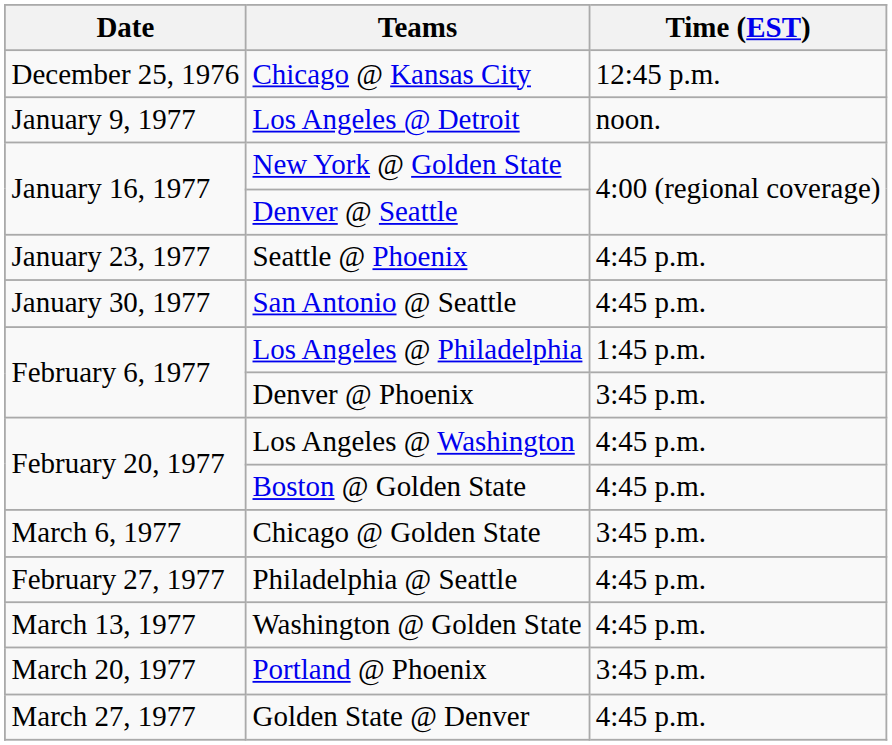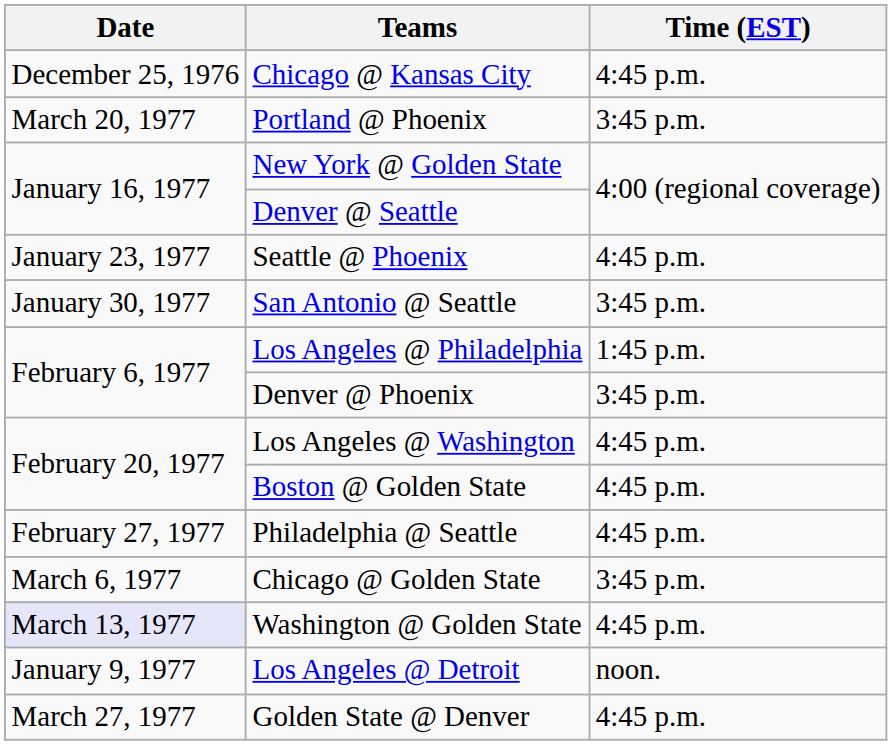(658, 73) 12:45 p.m. -> (651, 73) 4:45 p.m.
rows swapped: (386, 119) <-> (370, 670)
(651, 303) 4:45 p.m. -> (651, 303) 3:45 p.m.
rows swapped: (385, 578) <-> (397, 532)
(104, 624) no background -> (104, 624) lavender background
